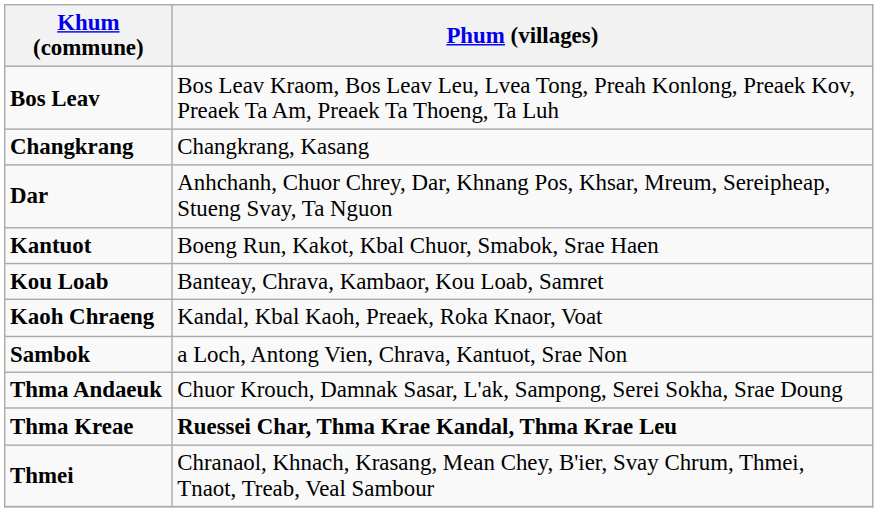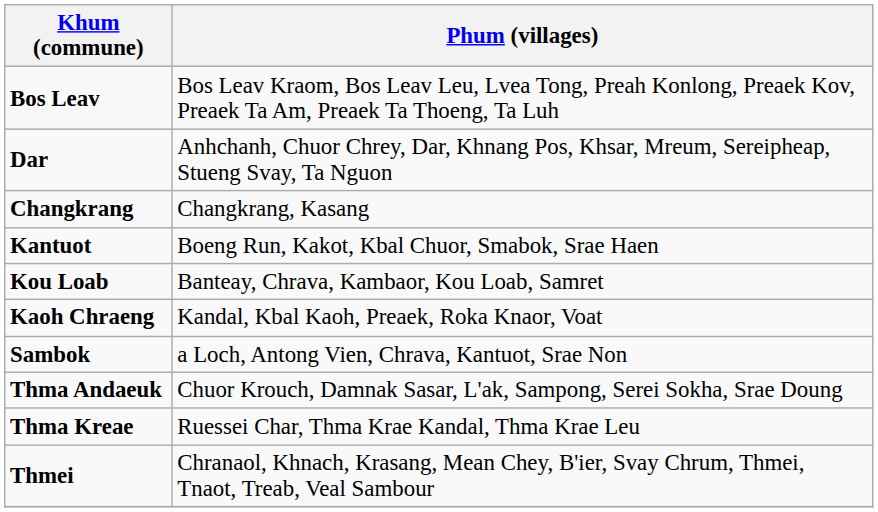rows swapped: (72, 146) <-> (29, 195)
(427, 426) bold -> (409, 426) normal
